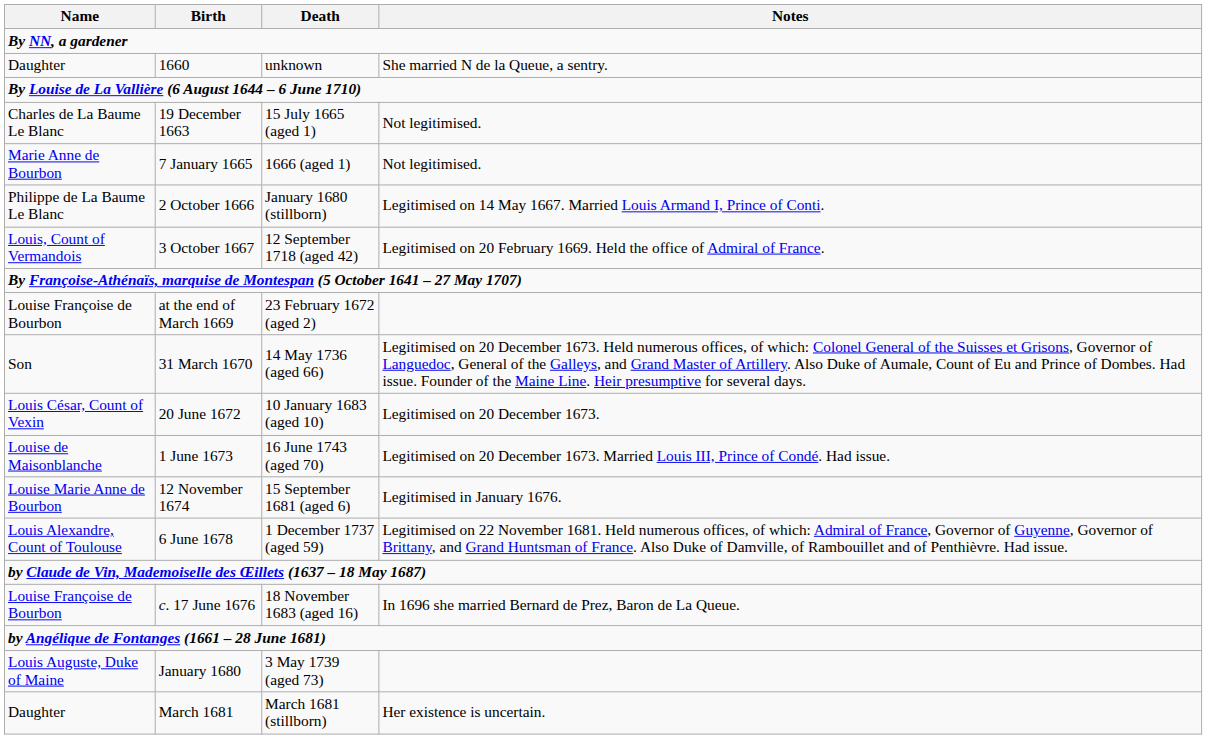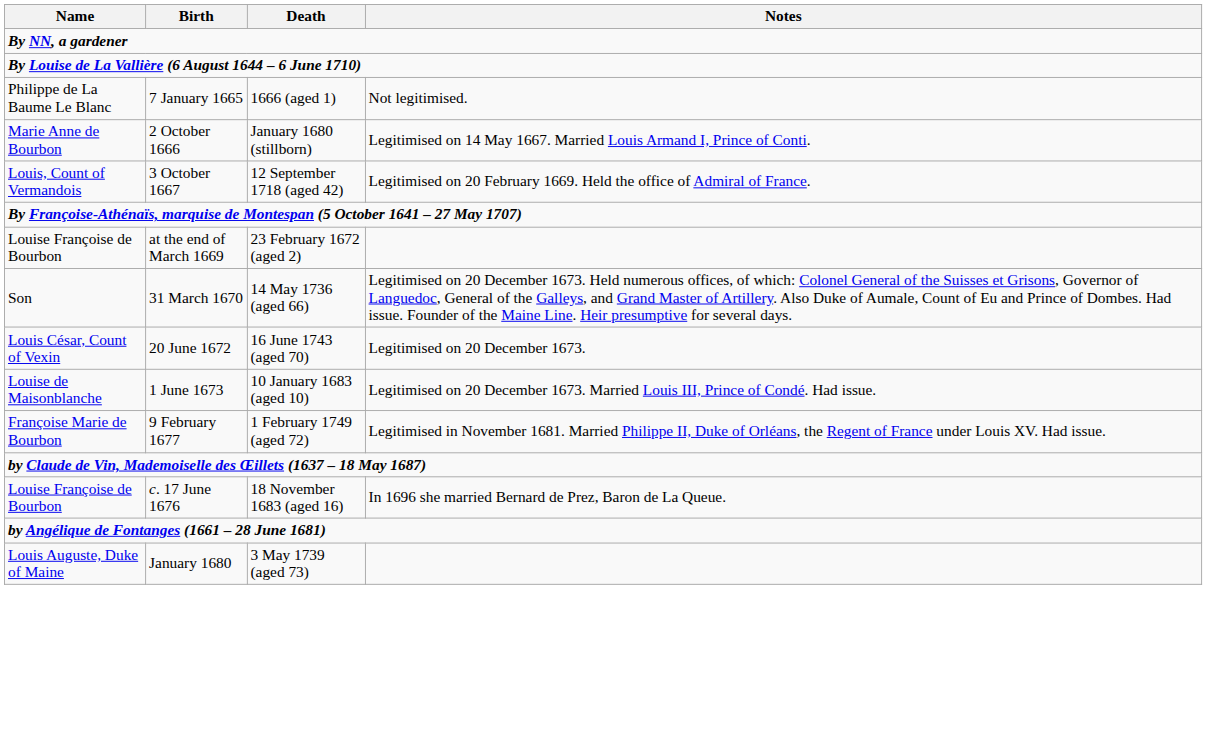- row: (174, 65)
- row: (200, 122)
(54, 164) Marie Anne de Bourbon -> (60, 98) Philippe de La Baume Le Blanc
(76, 206) Philippe de La Baume Le Blanc -> (54, 140) Marie Anne de Bourbon
(316, 414) 10 January 1683 (aged 10) -> (291, 348) 16 June 1743 (aged 70)
(306, 455) 16 June 1743 (aged 70) -> (301, 389) 10 January 1683 (aged 10)
- row: (201, 497)
+ row: (183, 431)
- row: (196, 539)
- row: (196, 712)
